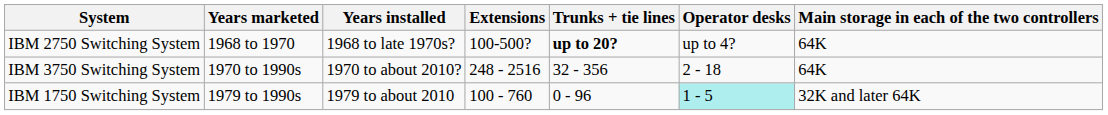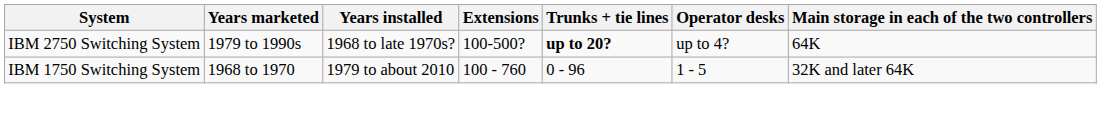(251, 43) 1968 to 1970 -> (254, 43) 1979 to 1990s
- row: (104, 69)
(254, 95) 1979 to 1990s -> (251, 69) 1968 to 1970
(698, 95) paleturquoise background -> (691, 69) no background
